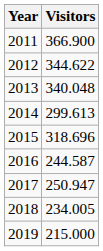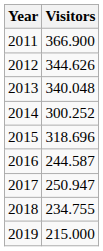(70, 64) 344.622 -> (70, 64) 344.626
(70, 112) 299.613 -> (70, 112) 300.252
(70, 209) 234.005 -> (70, 209) 234.755
